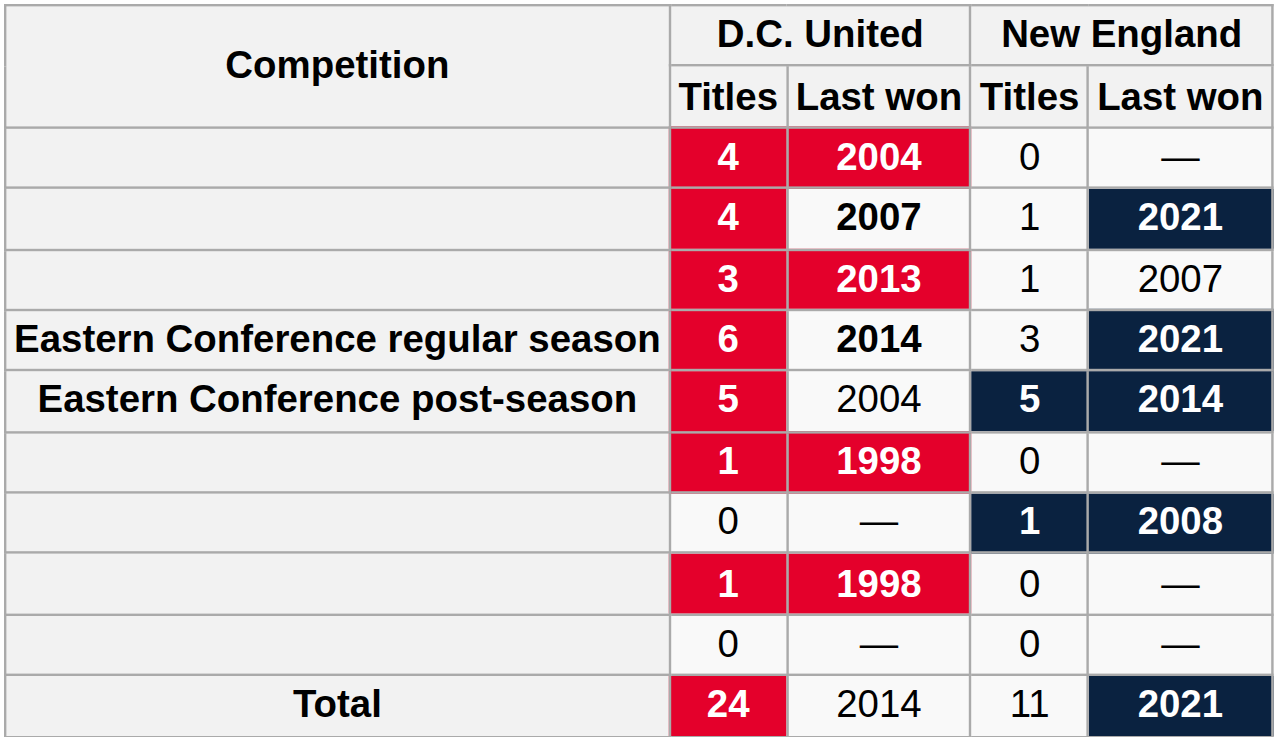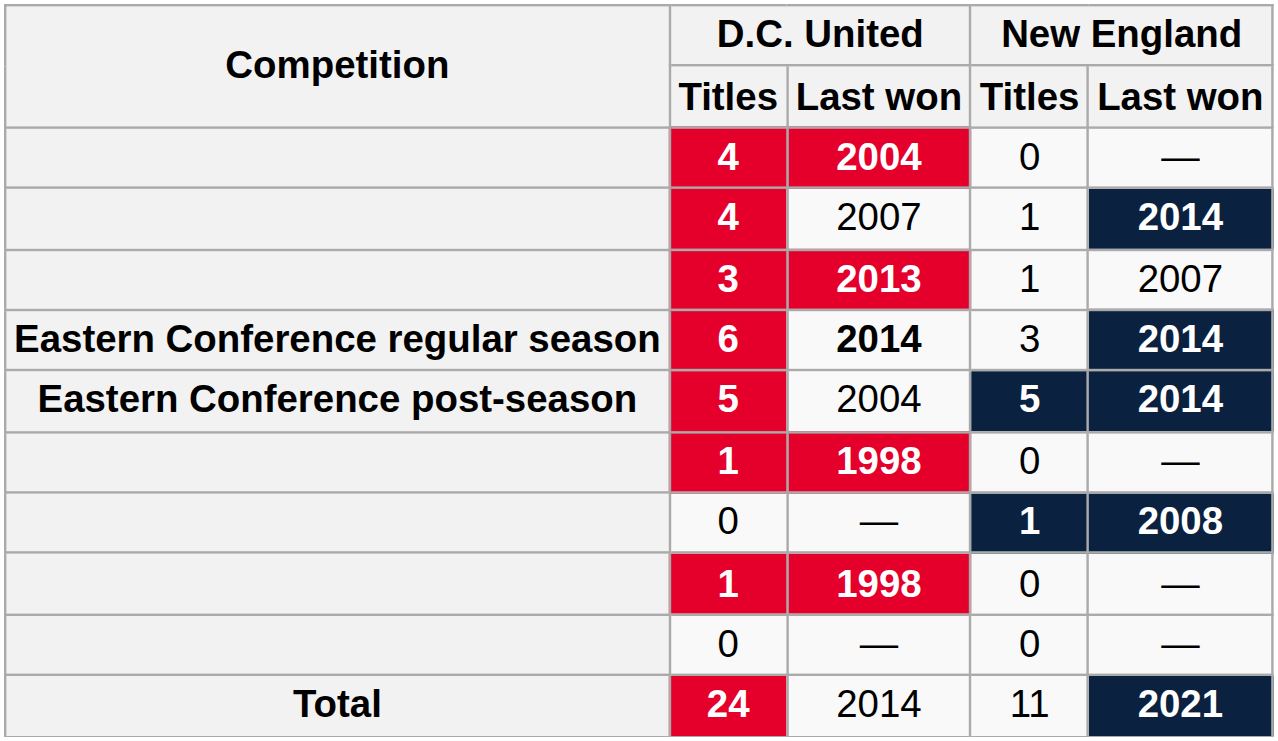(879, 217) bold -> (879, 217) normal
(1180, 217) 2021 -> (1180, 217) 2014
(1180, 339) 2021 -> (1180, 339) 2014
